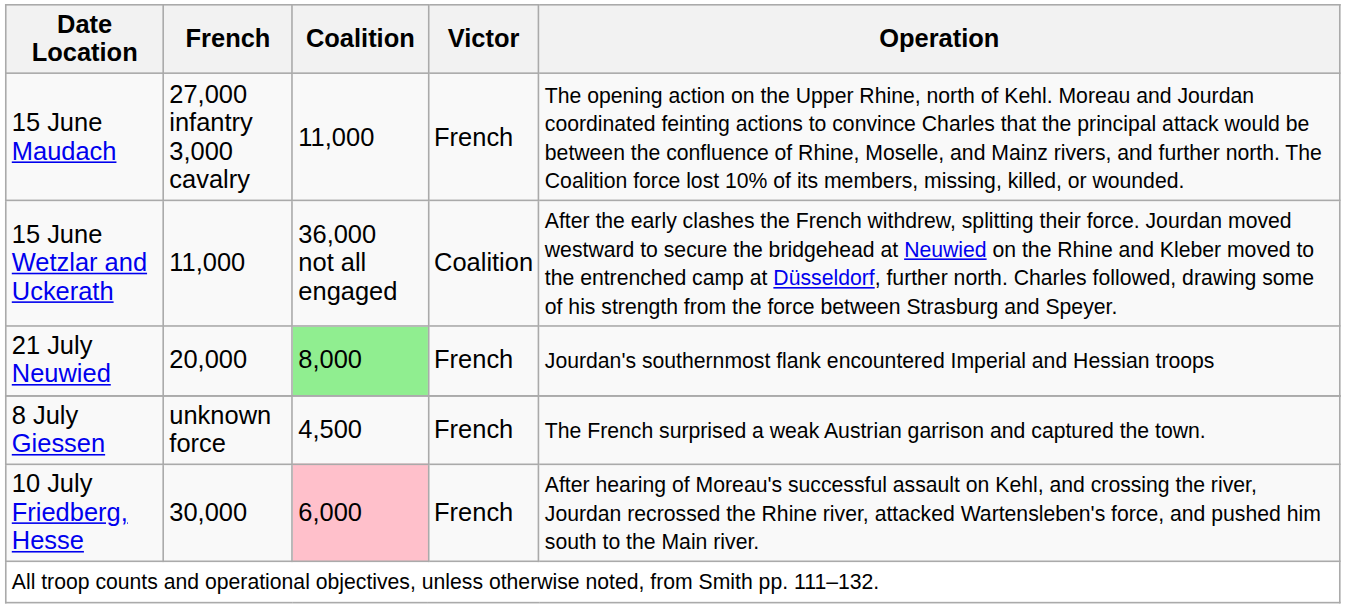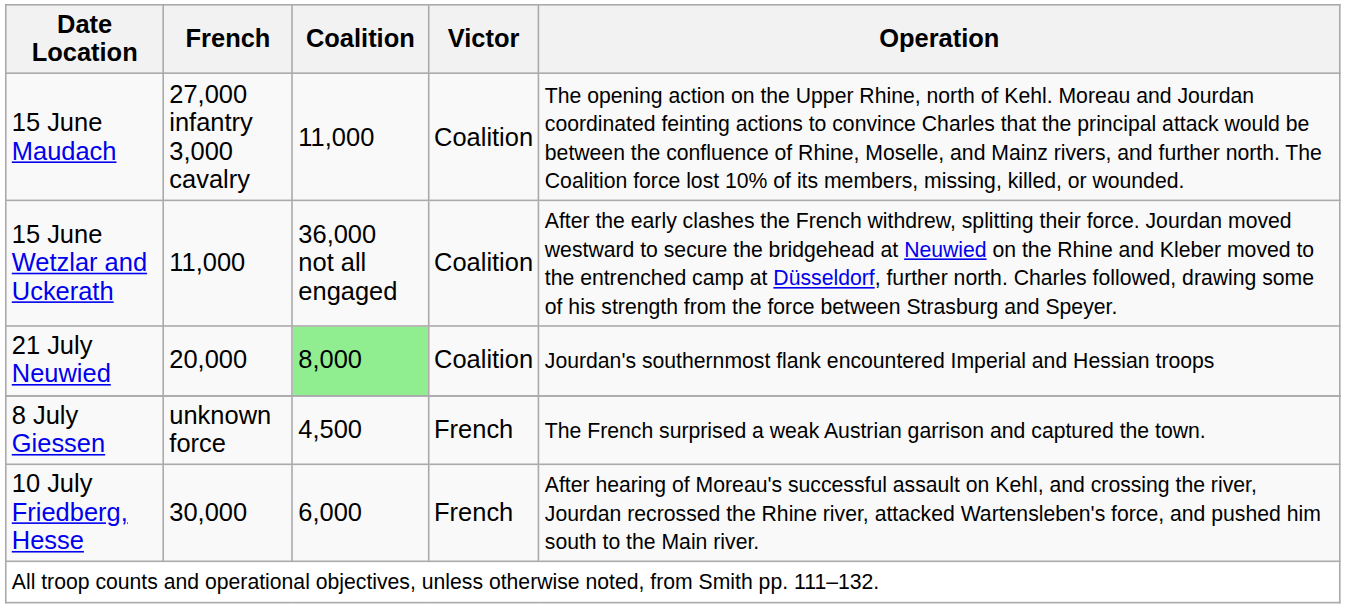(474, 136) French -> (484, 136) Coalition
(474, 360) French -> (484, 360) Coalition
(330, 512) pink background -> (330, 512) no background
